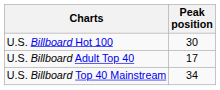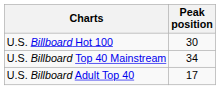rows swapped: (70, 59) <-> (87, 76)
